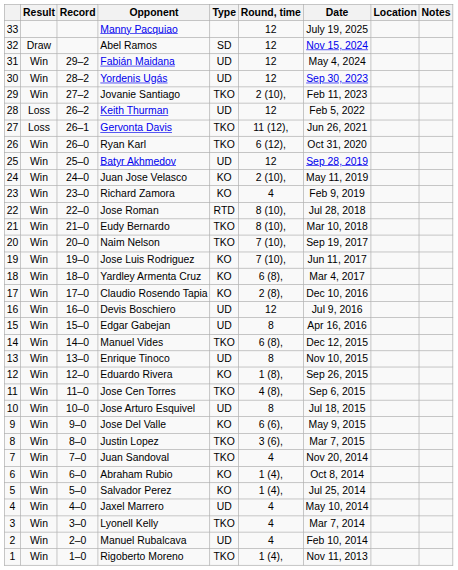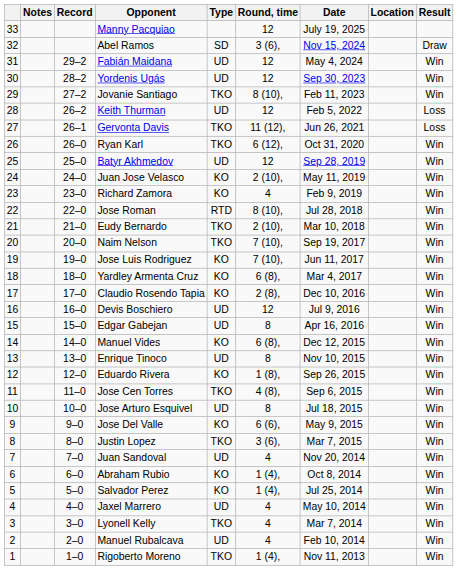columns swapped: (39, 12) <-> (436, 12)
(271, 45) 12 -> (268, 45) 3 (6),
(271, 95) 2 (10), -> (268, 95) 8 (10),
(271, 227) 8 (10), -> (268, 227) 2 (10),
(224, 342) TKO -> (221, 342) KO
(224, 458) TKO -> (221, 458) UD
